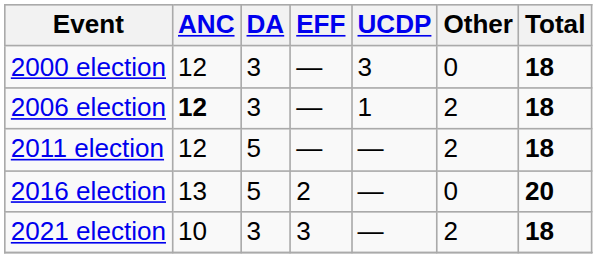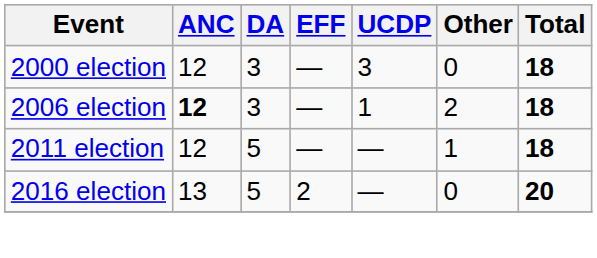(451, 149) 2 -> (451, 149) 1
- row: (88, 231)
